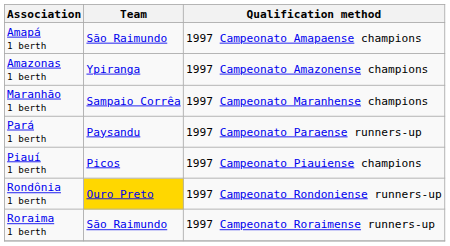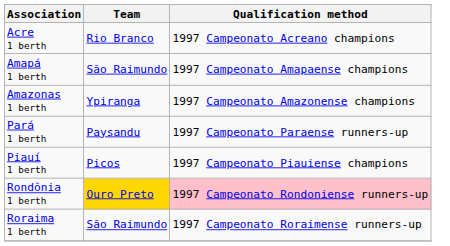+ row: (27, 38)
- row: (34, 100)
(314, 194) no background -> (300, 194) pink background
